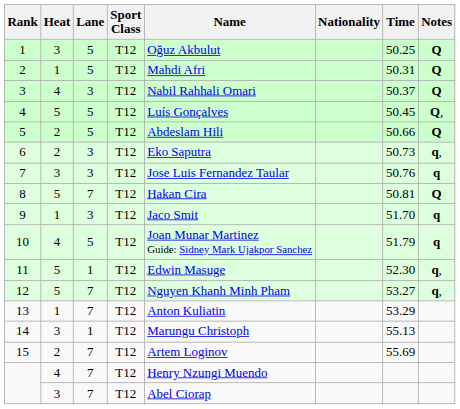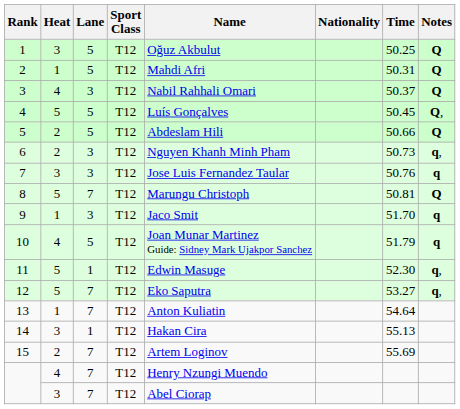(179, 152) Eko Saputra -> (219, 152) Nguyen Khanh Minh Pham
(177, 193) Hakan Cira -> (198, 193) Marungu Christoph
(219, 290) Nguyen Khanh Minh Pham -> (179, 290) Eko Saputra
(401, 311) 53.29 -> (401, 311) 54.64
(198, 331) Marungu Christoph -> (177, 331) Hakan Cira
